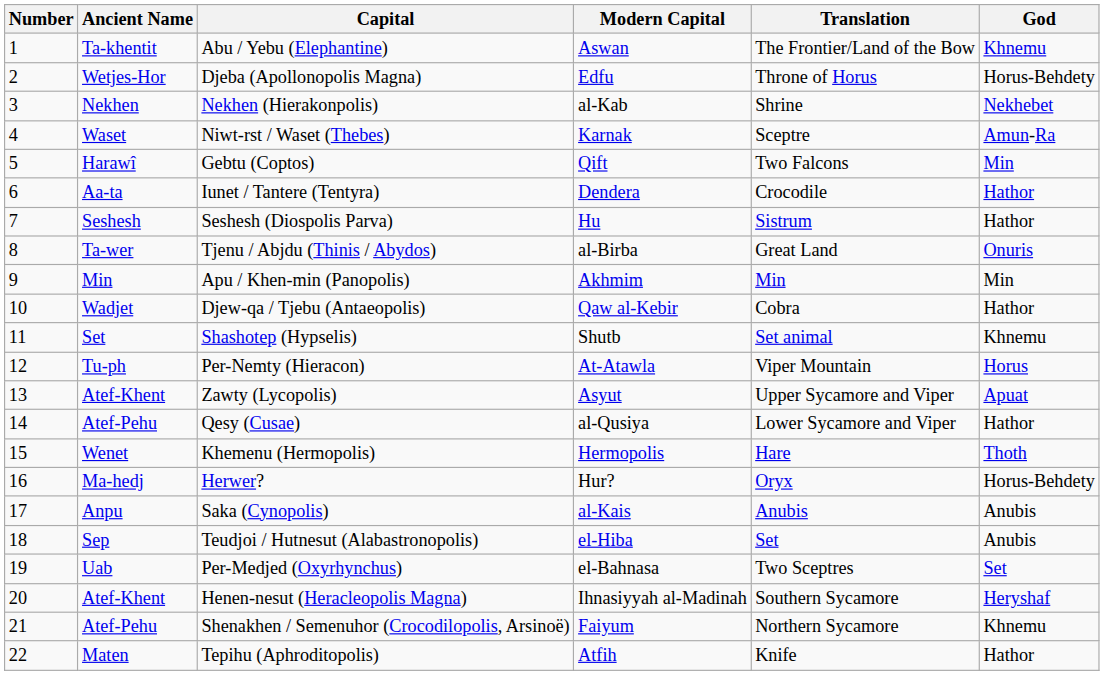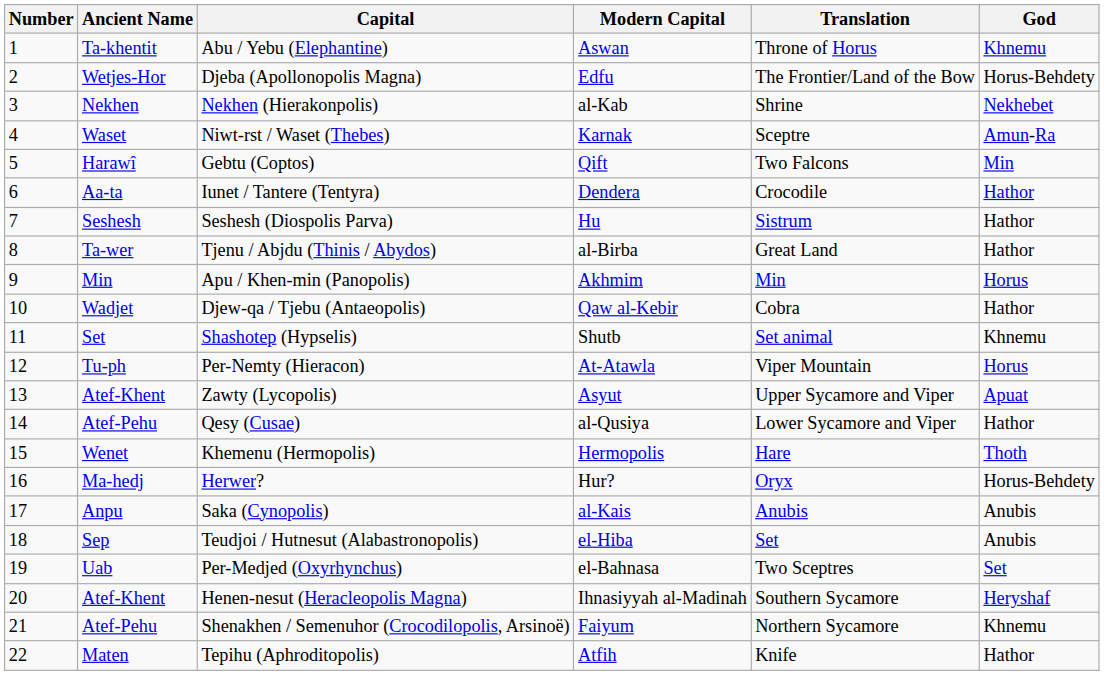(865, 47) The Frontier/Land of the Bow -> (816, 47) Throne of Horus
(816, 76) Throne of Horus -> (865, 76) The Frontier/Land of the Bow
(1008, 250) Onuris -> (1009, 250) Hathor
(999, 279) Min -> (1006, 279) Horus
